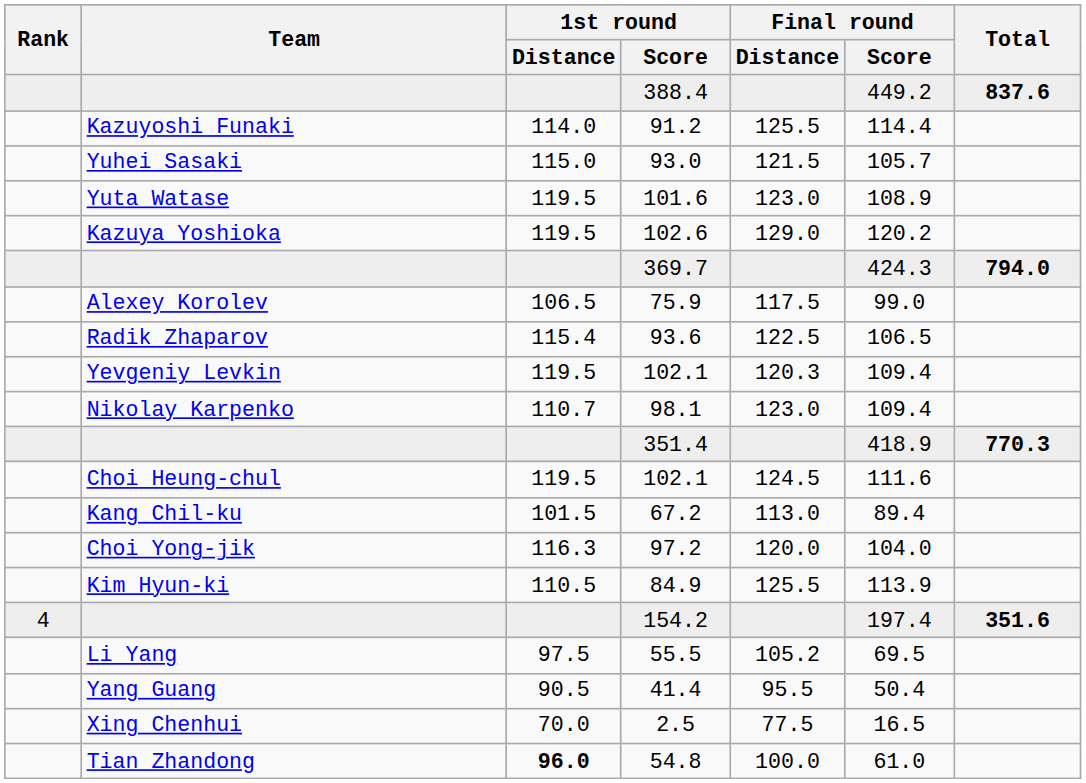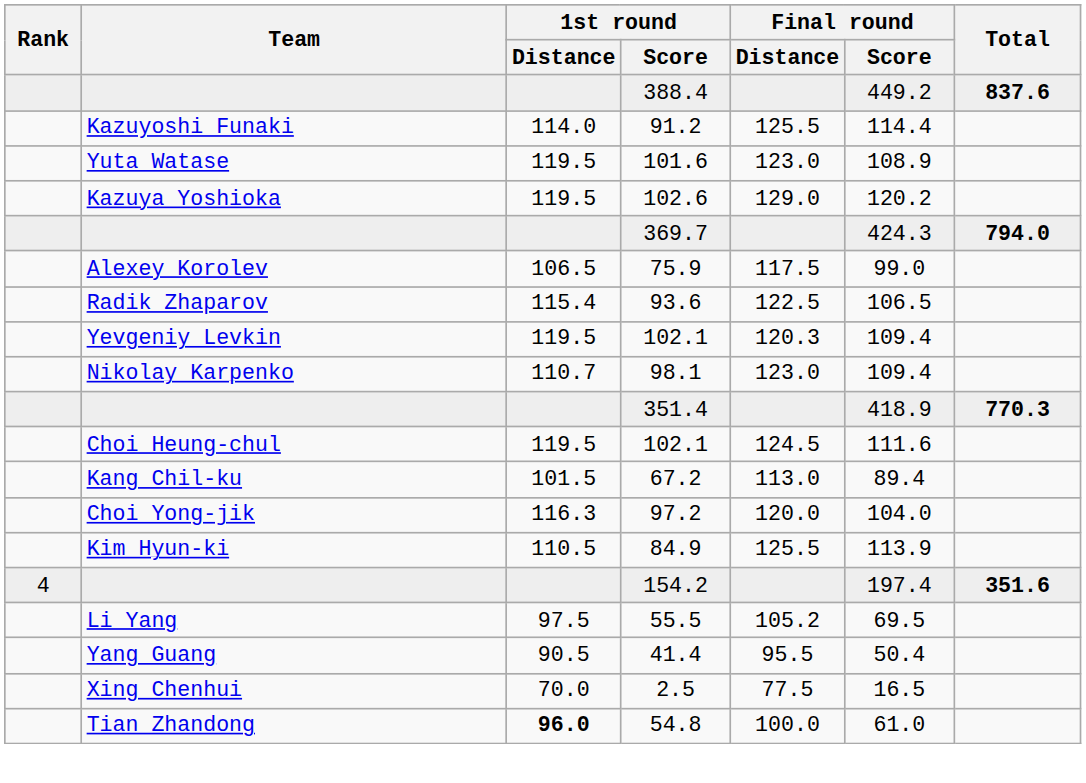- row: (164, 163)
